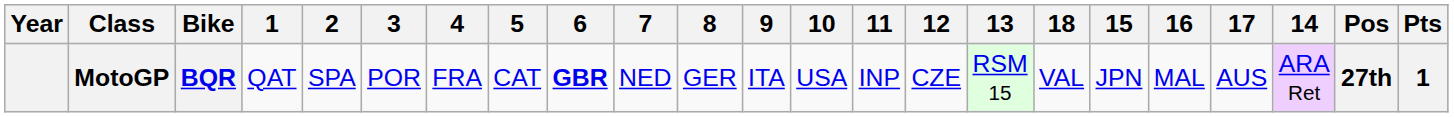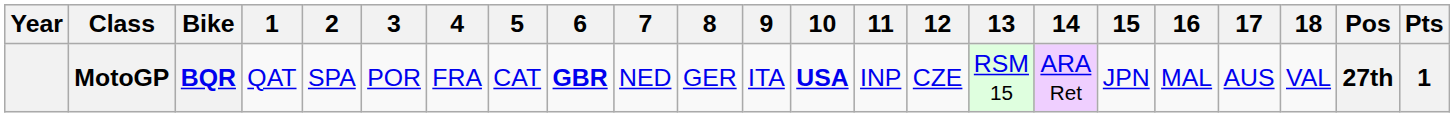columns swapped: (1304, 24) <-> (1062, 24)
(822, 77) normal -> (822, 77) bold
